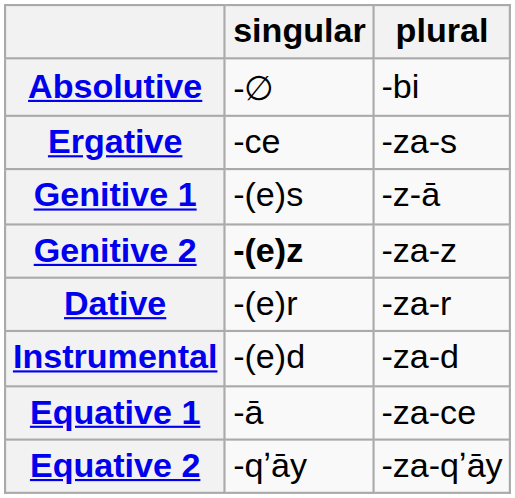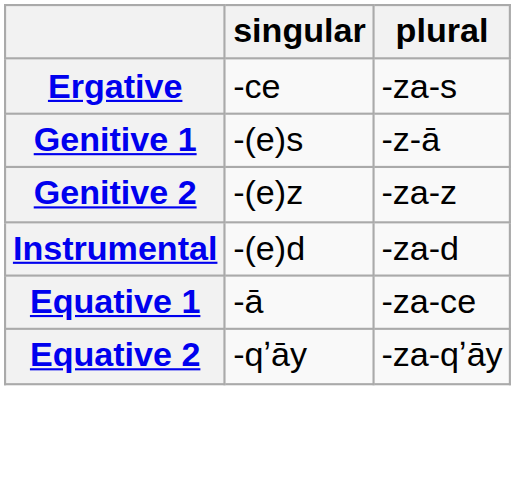- row: (115, 86)
(268, 249) bold -> (268, 193) normal
- row: (115, 303)
